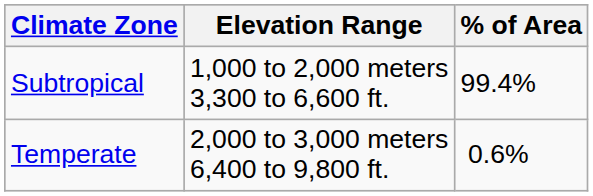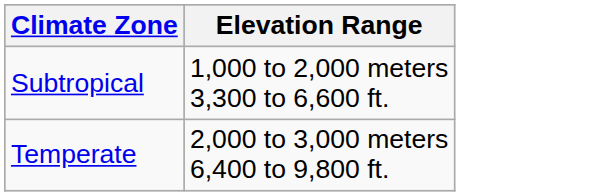- column: (521, 25)
